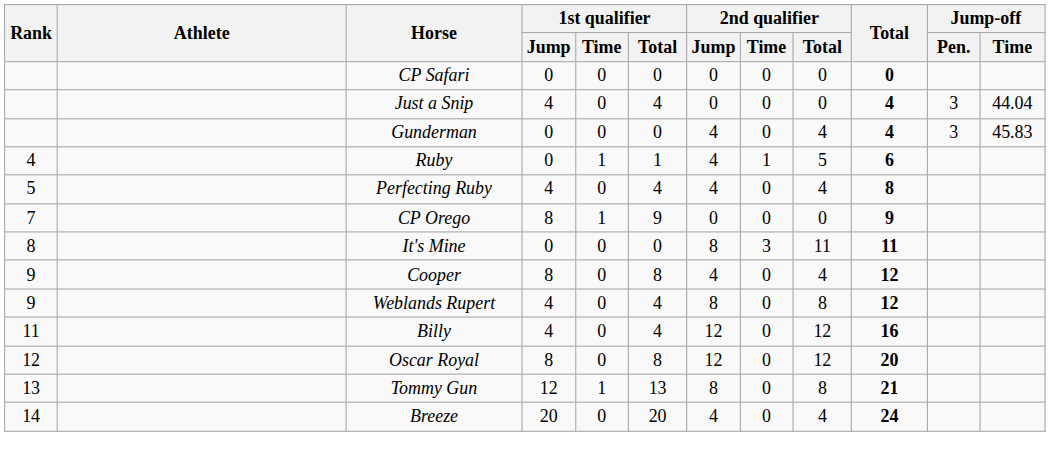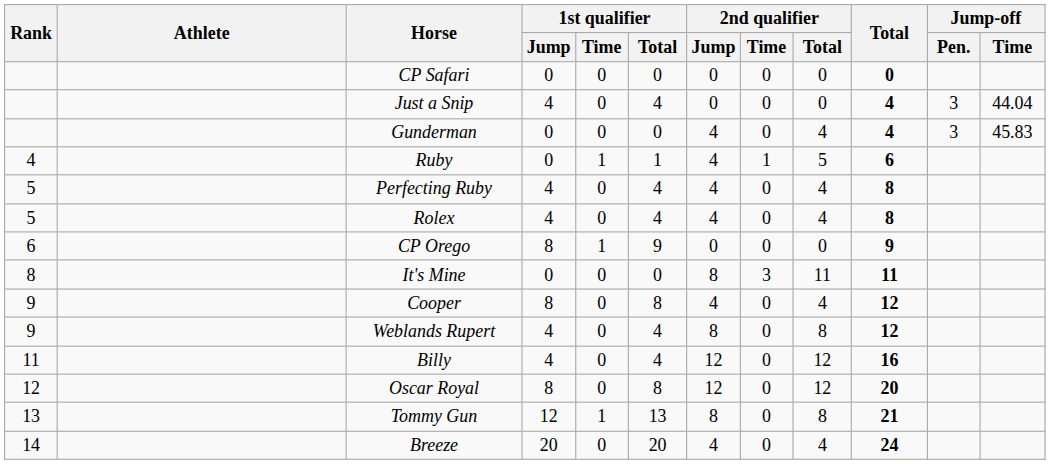+ row: (434, 217)
(31, 217) 7 -> (31, 246) 6
